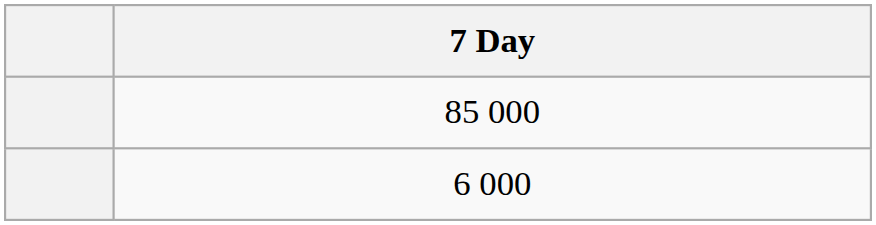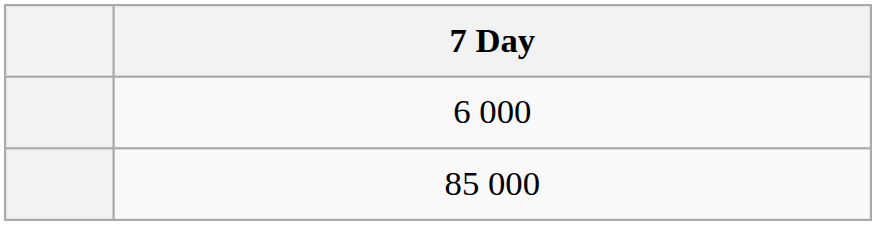rows swapped: (492, 111) <-> (492, 183)
